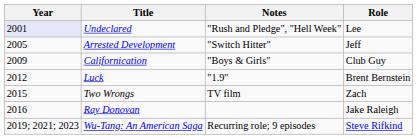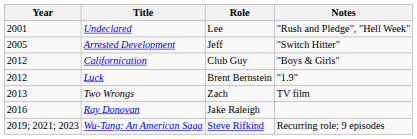columns swapped: (378, 12) <-> (274, 12)
(17, 28) lavender background -> (17, 28) no background
(17, 61) 2009 -> (17, 61) 2012
(17, 93) 2015 -> (17, 93) 2013
